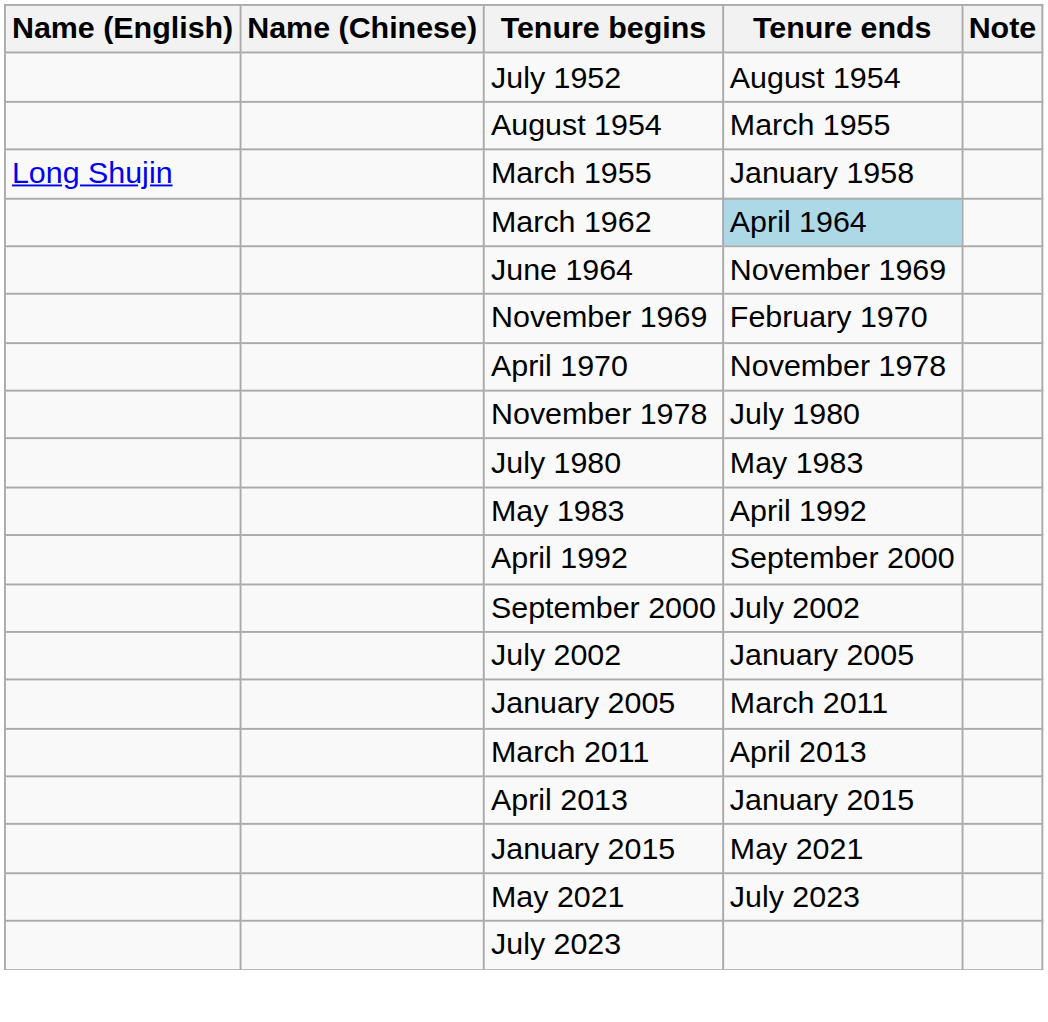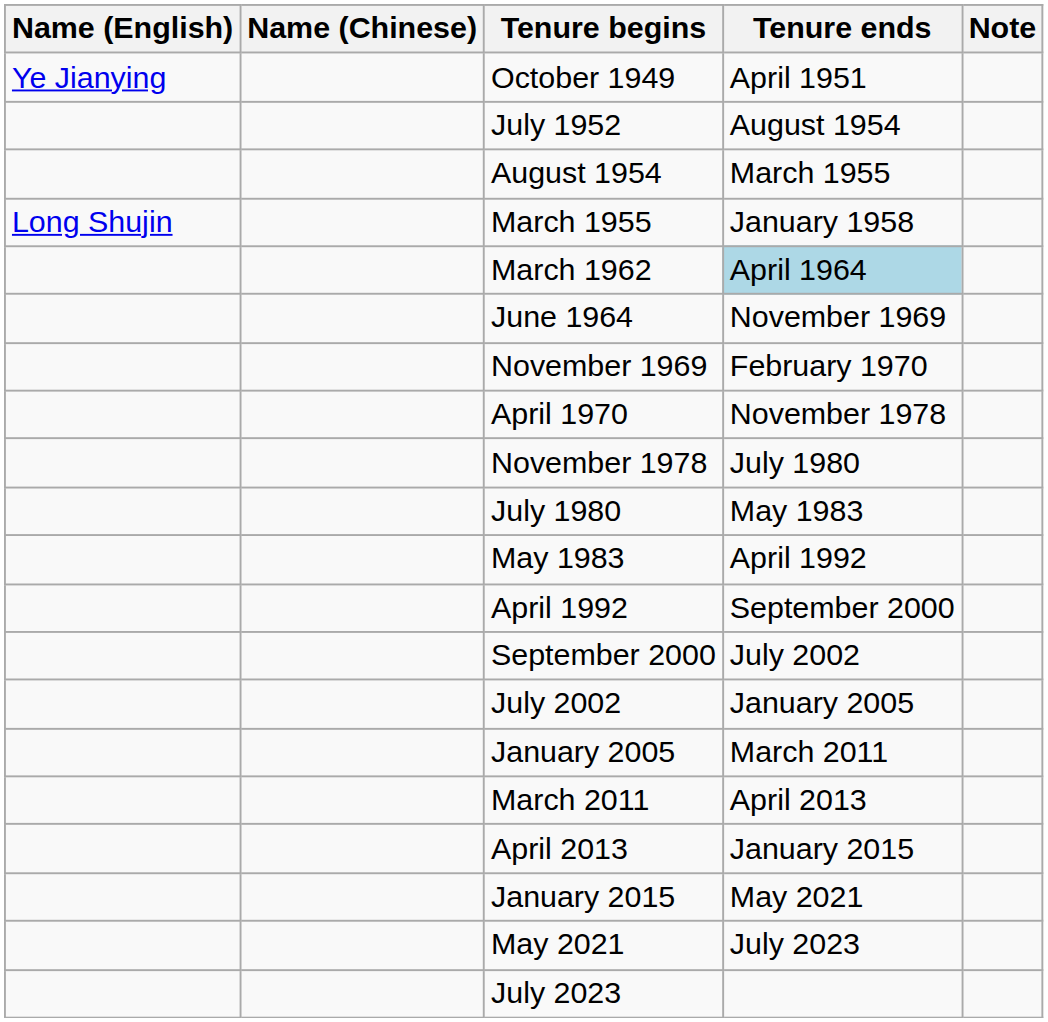+ row: (583, 76)
